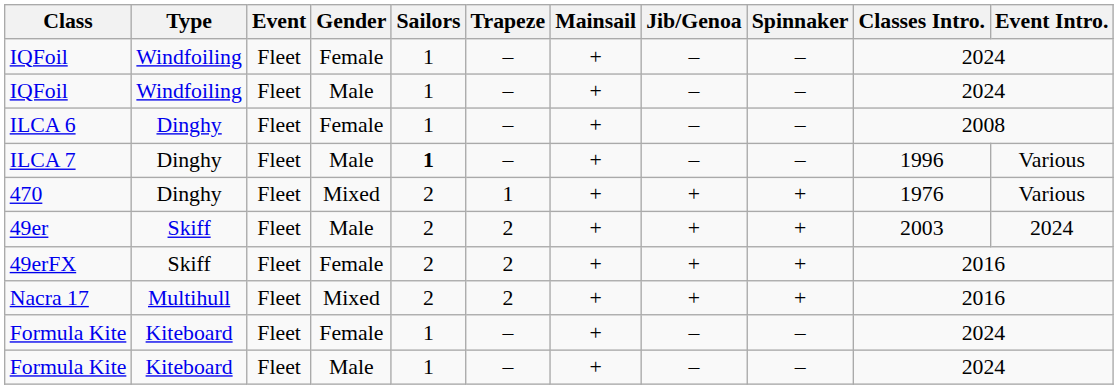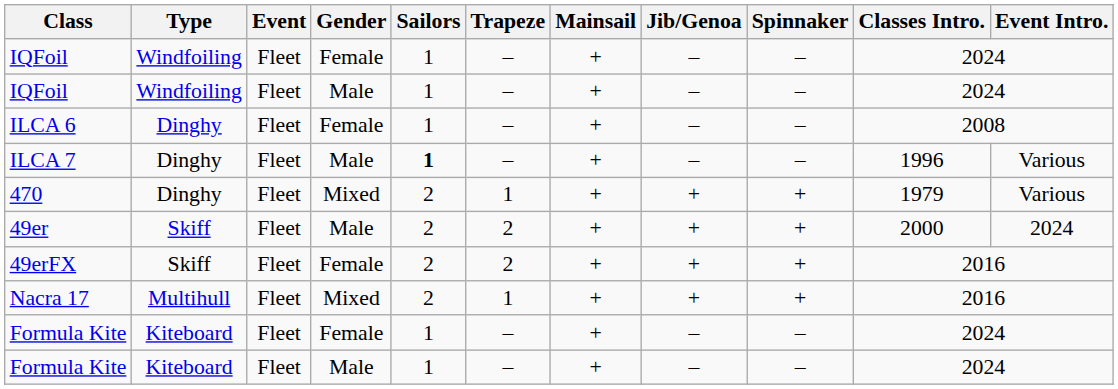(922, 194) 1976 -> (922, 194) 1979
(922, 228) 2003 -> (922, 228) 2000
(508, 297) 2 -> (508, 297) 1
